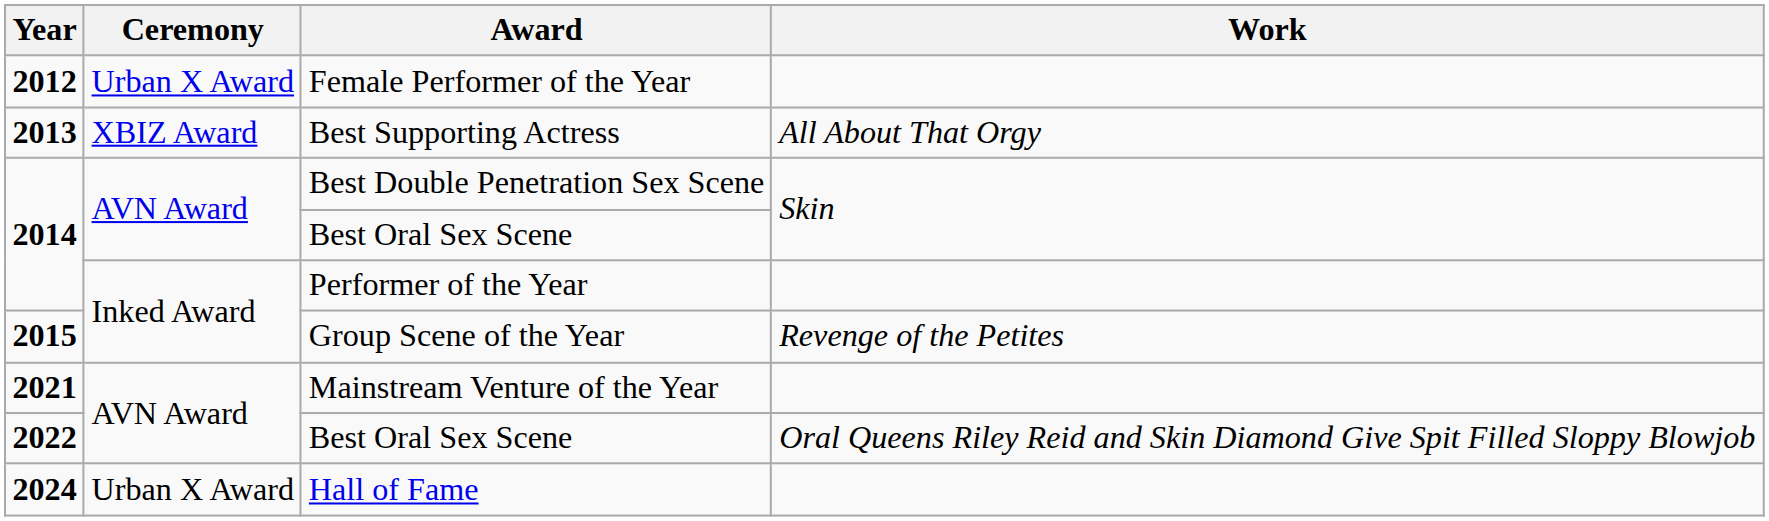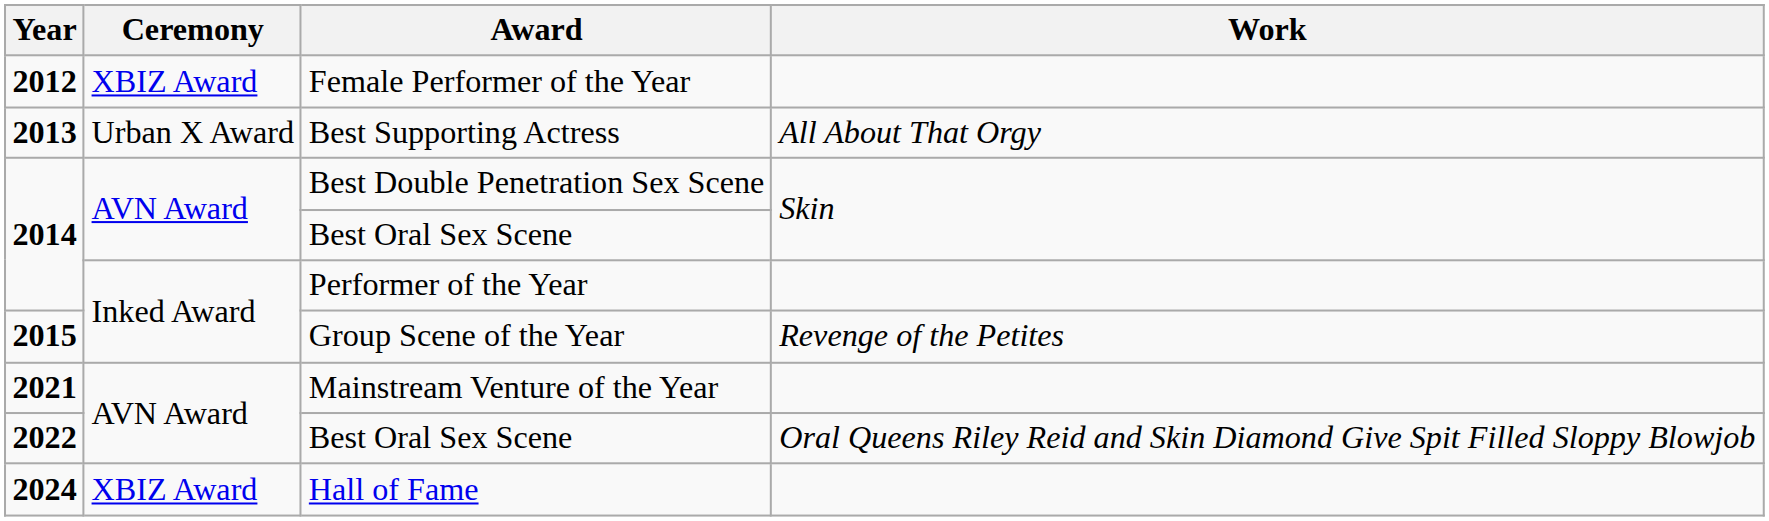(193, 81) Urban X Award -> (174, 81) XBIZ Award
(174, 132) XBIZ Award -> (193, 132) Urban X Award
(193, 489) Urban X Award -> (174, 489) XBIZ Award
